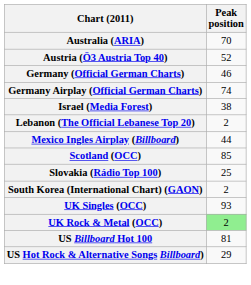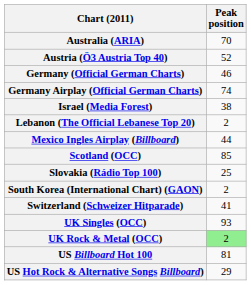+ row: (105, 205)
